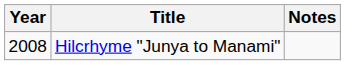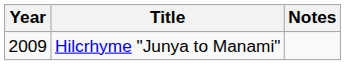(28, 45) 2008 -> (28, 45) 2009
